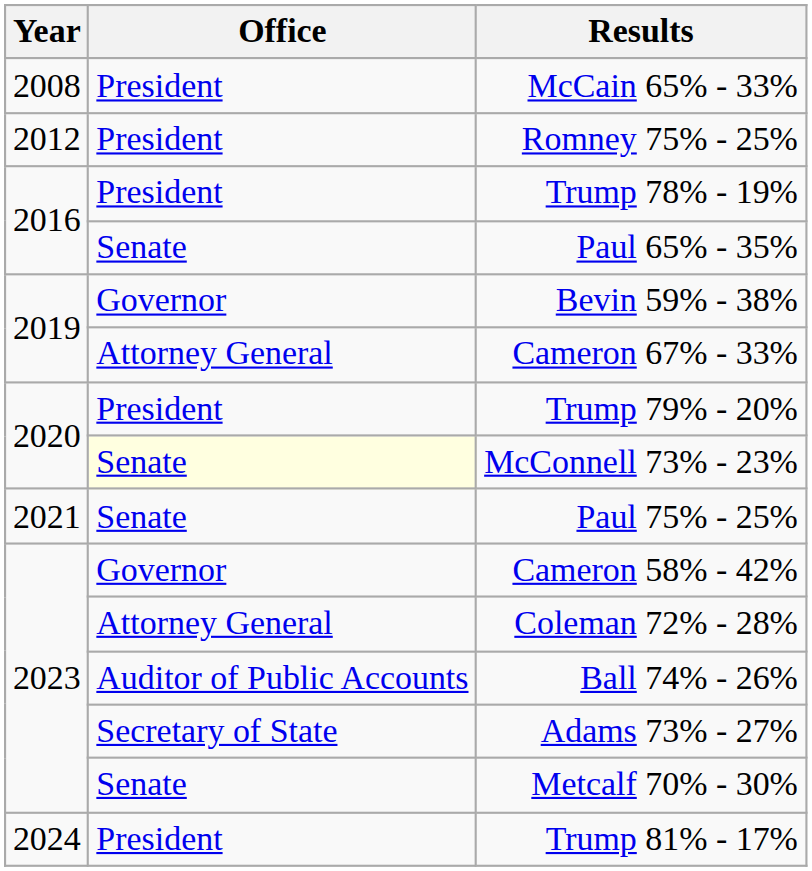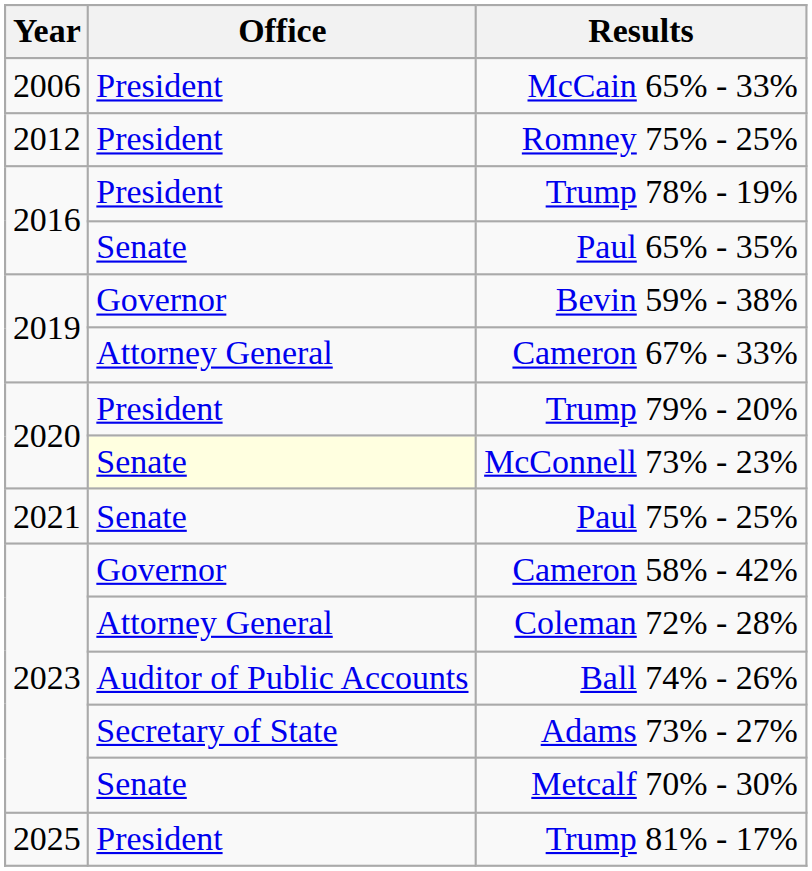(47, 85) 2008 -> (47, 85) 2006
(47, 838) 2024 -> (47, 838) 2025
